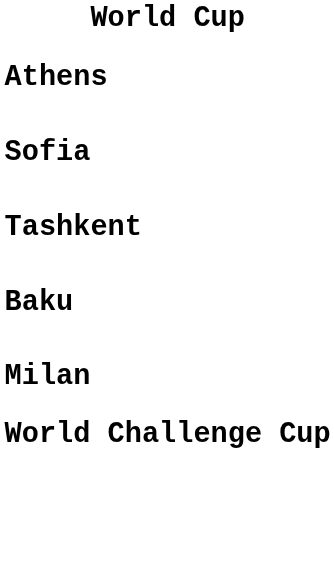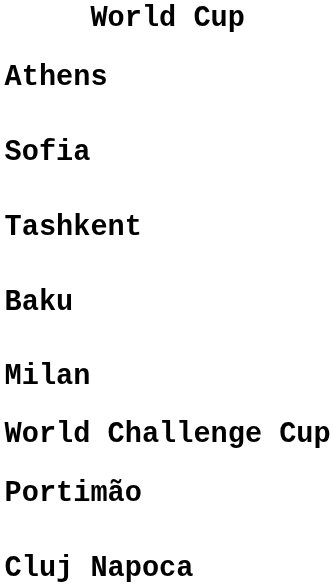+ row: (73, 492)
+ row: (99, 567)
